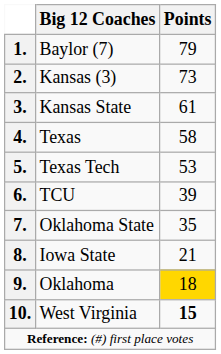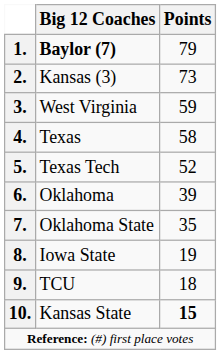(76, 49) normal -> (78, 49) bold
(85, 107) Kansas State -> (88, 107) West Virginia
(188, 107) 61 -> (188, 107) 59
(188, 166) 53 -> (188, 166) 52
(57, 196) TCU -> (77, 196) Oklahoma
(188, 255) 21 -> (188, 255) 19
(77, 284) Oklahoma -> (57, 284) TCU
(188, 284) gold background -> (188, 284) no background
(88, 314) West Virginia -> (85, 314) Kansas State
